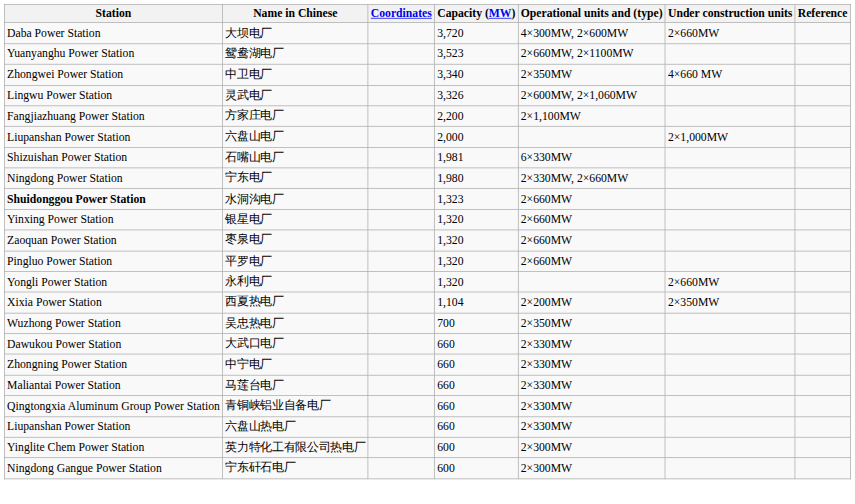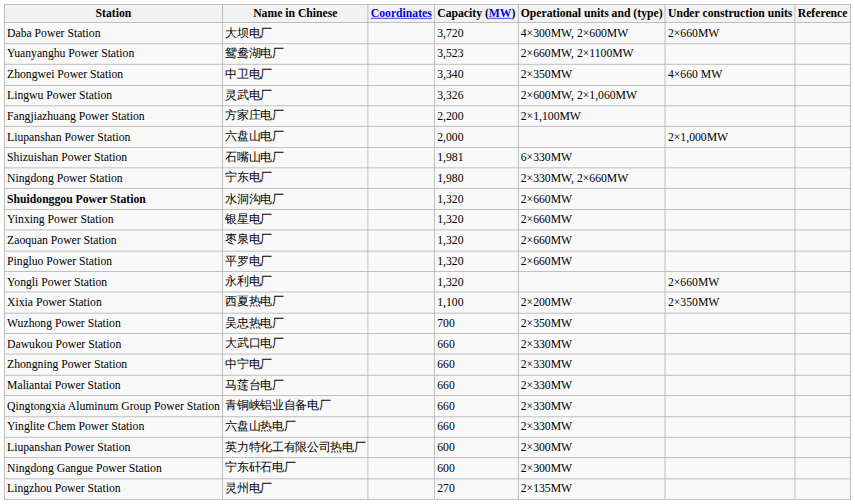(450, 199) 1,323 -> (450, 199) 1,320
(450, 302) 1,104 -> (450, 302) 1,100
(69, 426) Liupanshan Power Station -> (76, 426) Yinglite Chem Power Station
(76, 447) Yinglite Chem Power Station -> (69, 447) Liupanshan Power Station
+ row: (249, 488)
